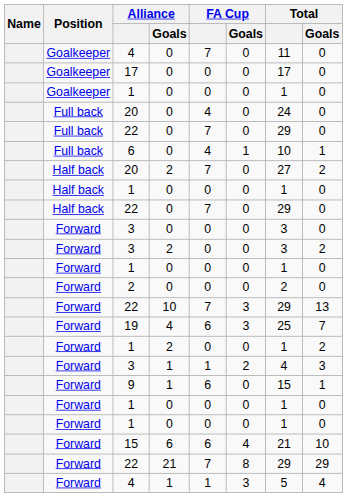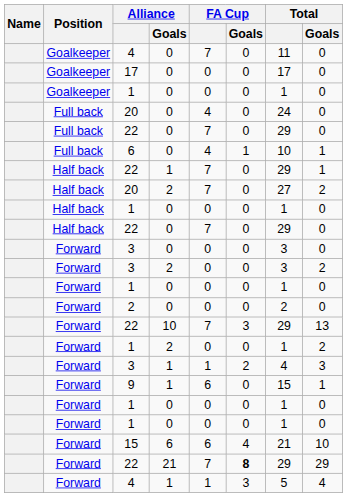+ row: (131, 170)
- row: (131, 326)
(246, 463) normal -> (246, 463) bold
